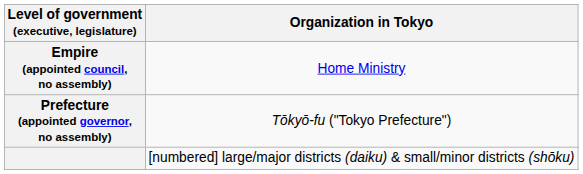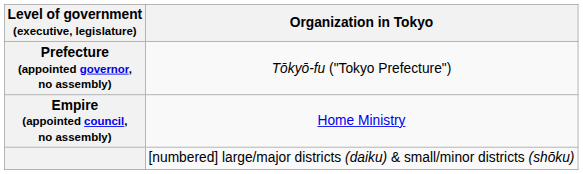rows swapped: (75, 68) <-> (75, 120)
